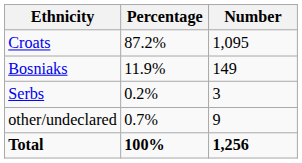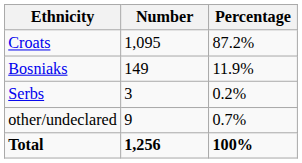columns swapped: (253, 17) <-> (165, 17)
